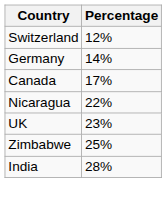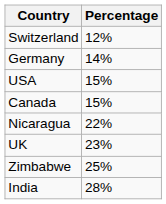+ row: (22, 80)
(99, 80) 17% -> (99, 102) 15%
